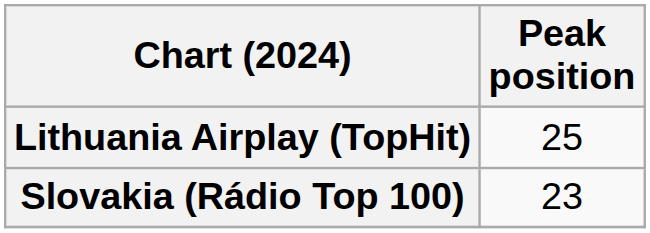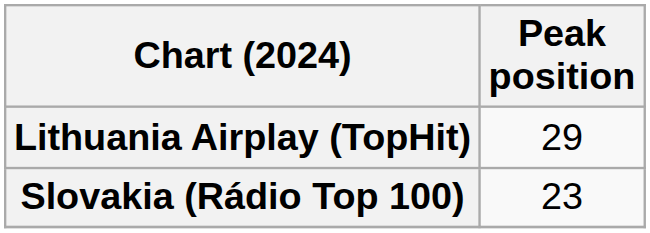(562, 136) 25 -> (562, 136) 29
